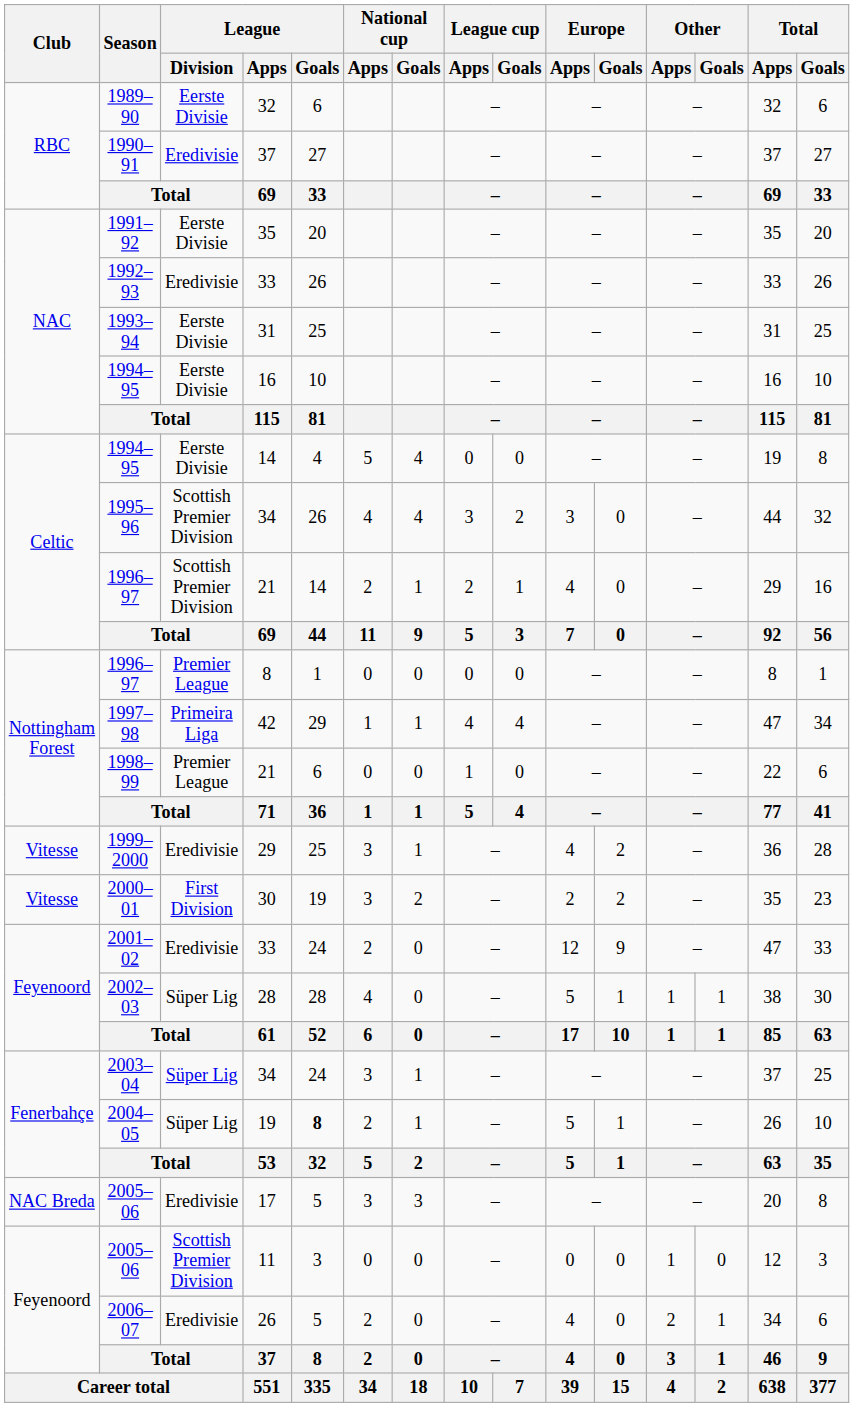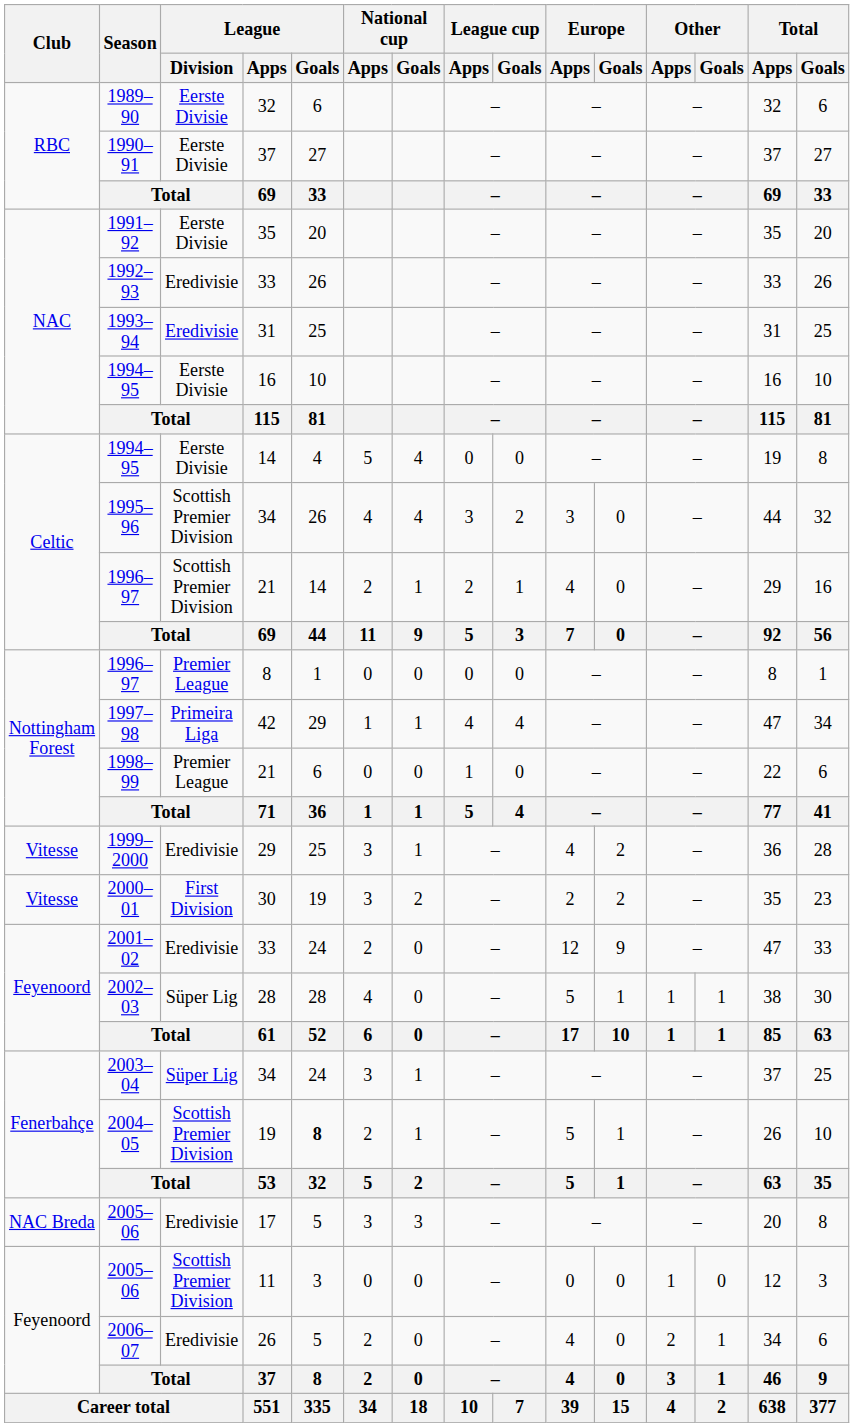(202, 155) Eredivisie -> (202, 155) Eerste Divisie
(202, 331) Eerste Divisie -> (202, 331) Eredivisie
(202, 1123) Süper Lig -> (202, 1134) Scottish Premier Division
